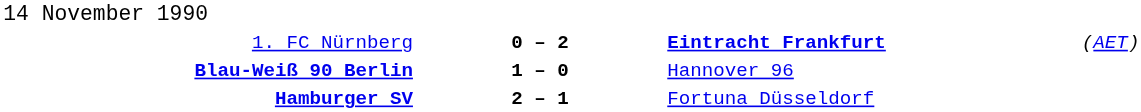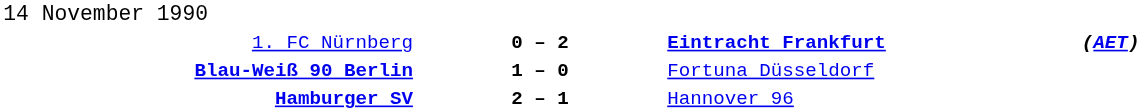(1111, 43) normal -> (1111, 43) bold
(731, 71) Hannover 96 -> (771, 71) Fortuna Düsseldorf
(771, 99) Fortuna Düsseldorf -> (731, 99) Hannover 96
